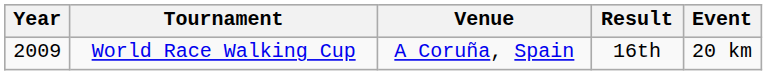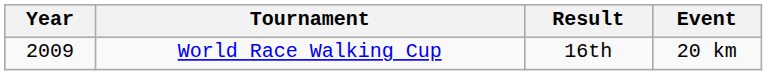- column: (484, 21)
